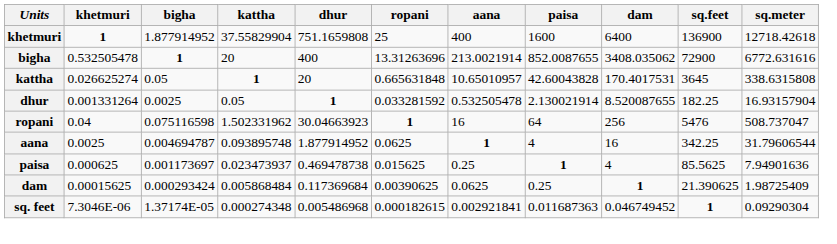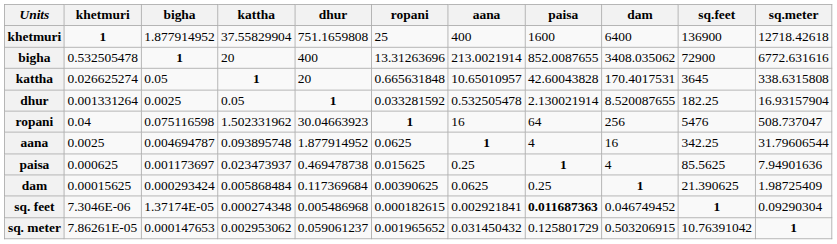(563, 206) normal -> (563, 206) bold
+ row: (34, 228)
